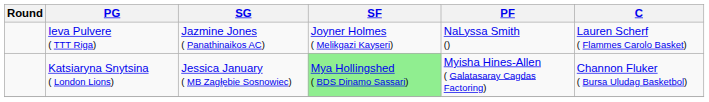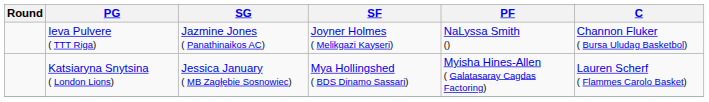(632, 37) Lauren Scherf ( Flammes Carolo Basket) -> (632, 37) Channon Fluker ( Bursa Uludag Basketbol)
(360, 75) lightgreen background -> (360, 75) no background
(632, 75) Channon Fluker ( Bursa Uludag Basketbol) -> (632, 75) Lauren Scherf ( Flammes Carolo Basket)
